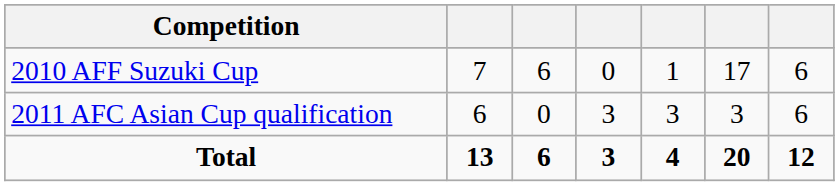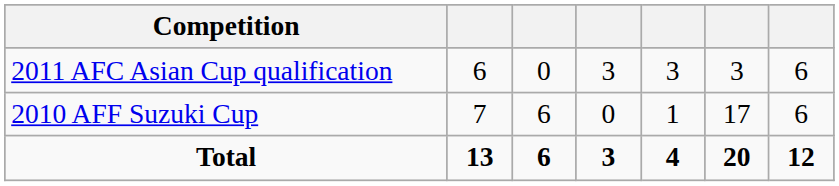rows swapped: (202, 113) <-> (135, 69)
